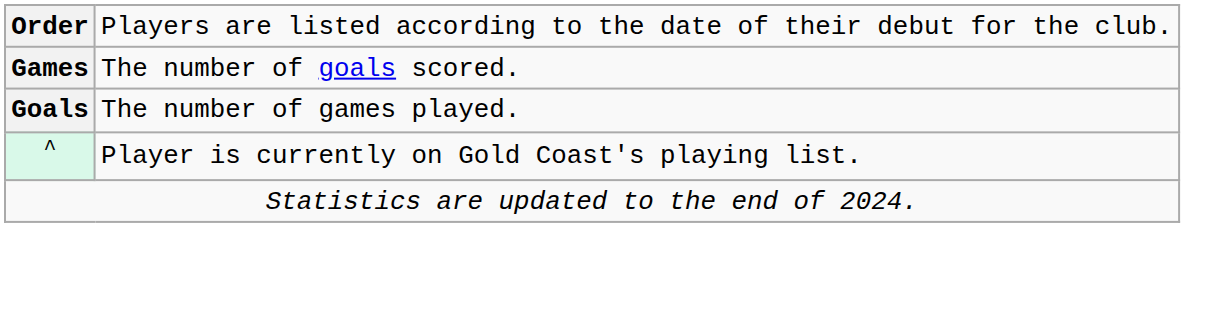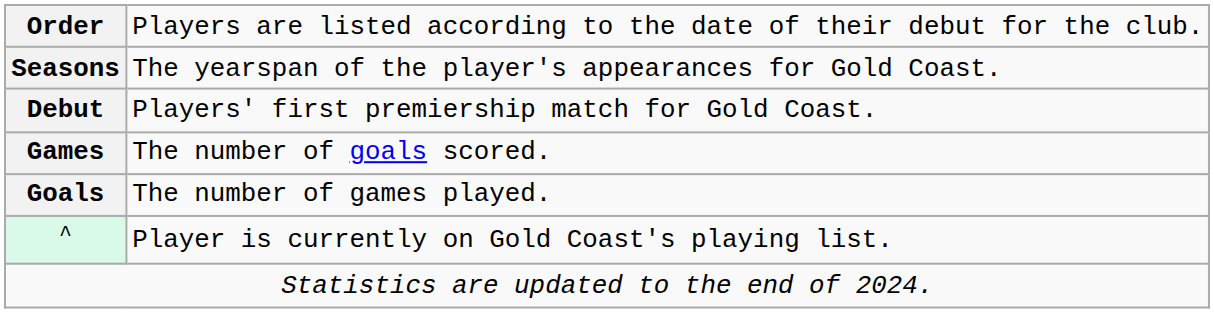+ row: (65, 68)
+ row: (65, 110)
